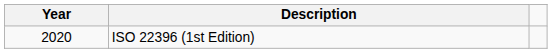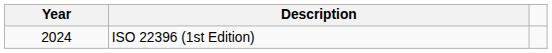(56, 37) 2020 -> (56, 37) 2024
